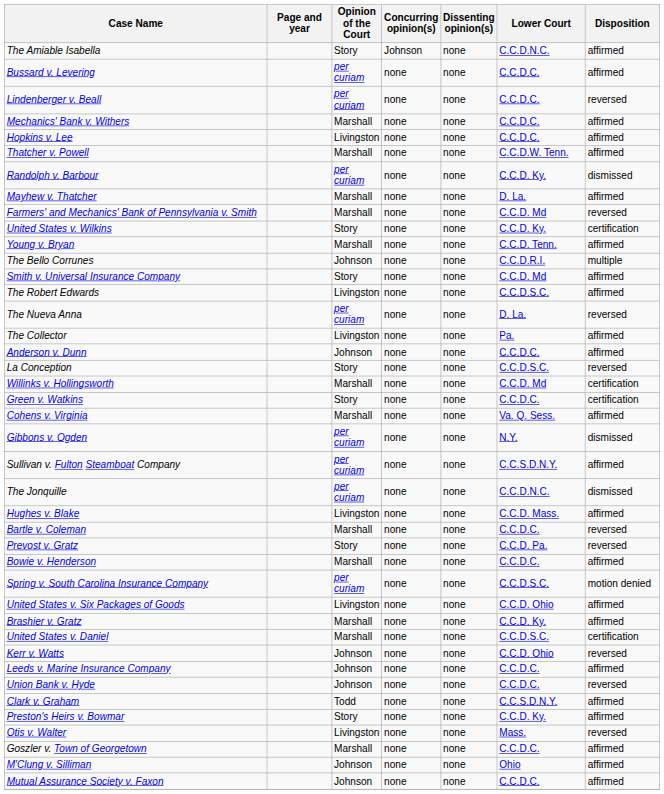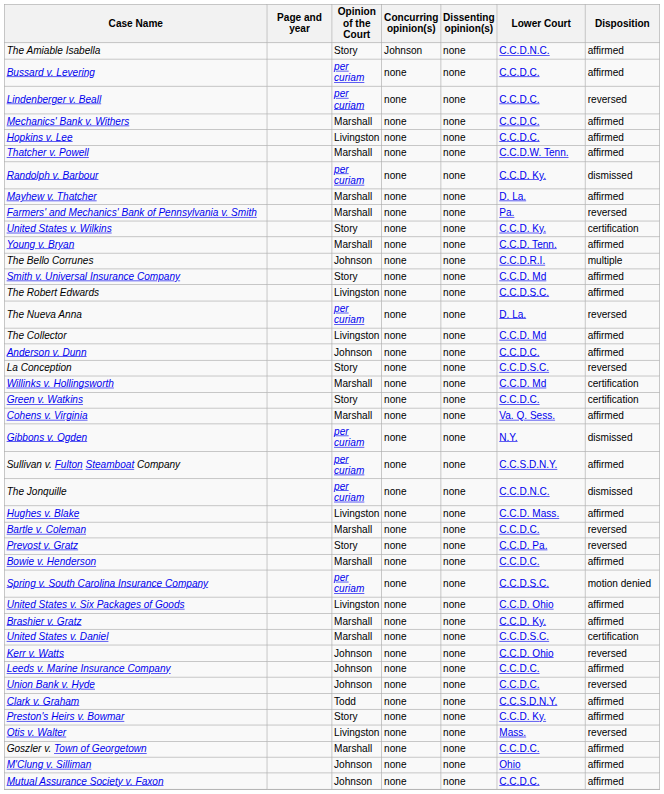(523, 213) C.C.D. Md -> (507, 213) Pa.
(507, 336) Pa. -> (523, 336) C.C.D. Md
